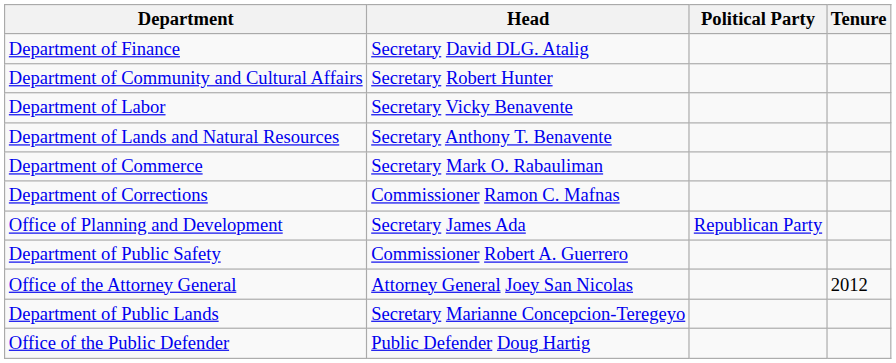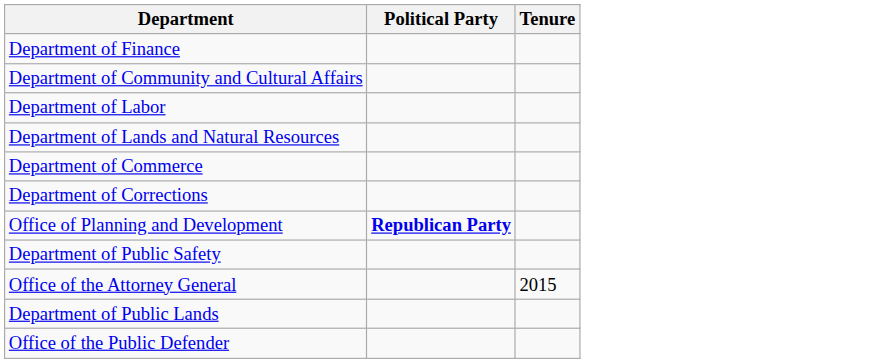- column: (528, 19)
(758, 225) normal -> (441, 225) bold
(849, 284) 2012 -> (538, 284) 2015
